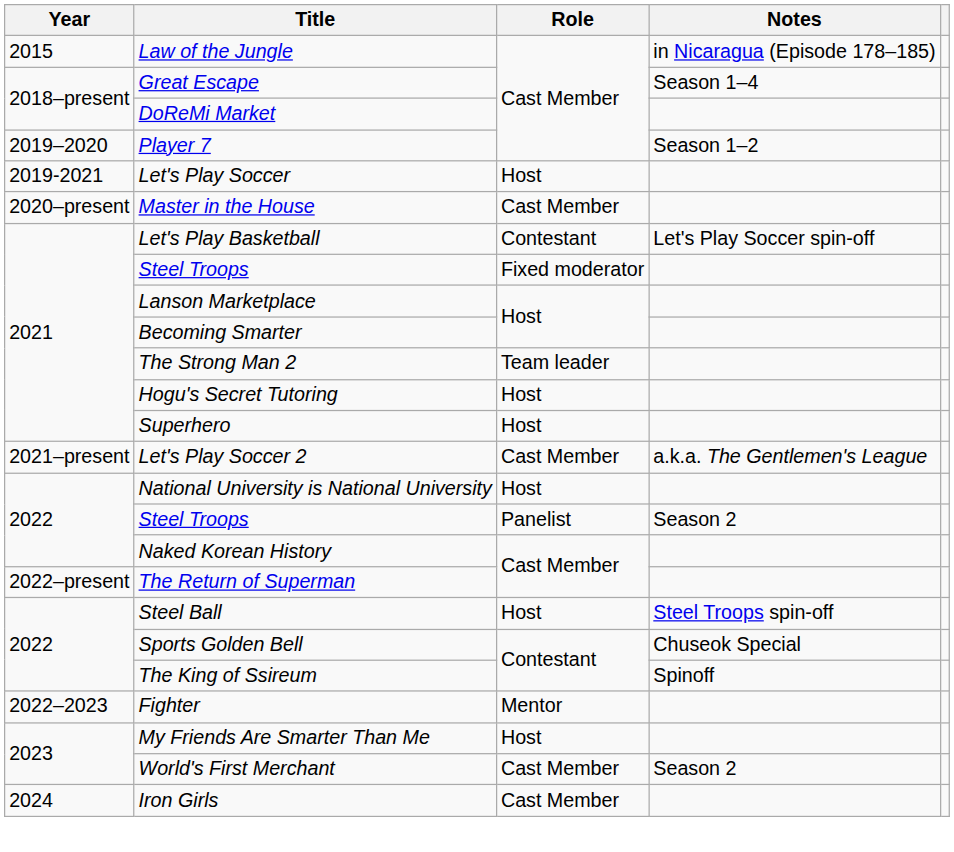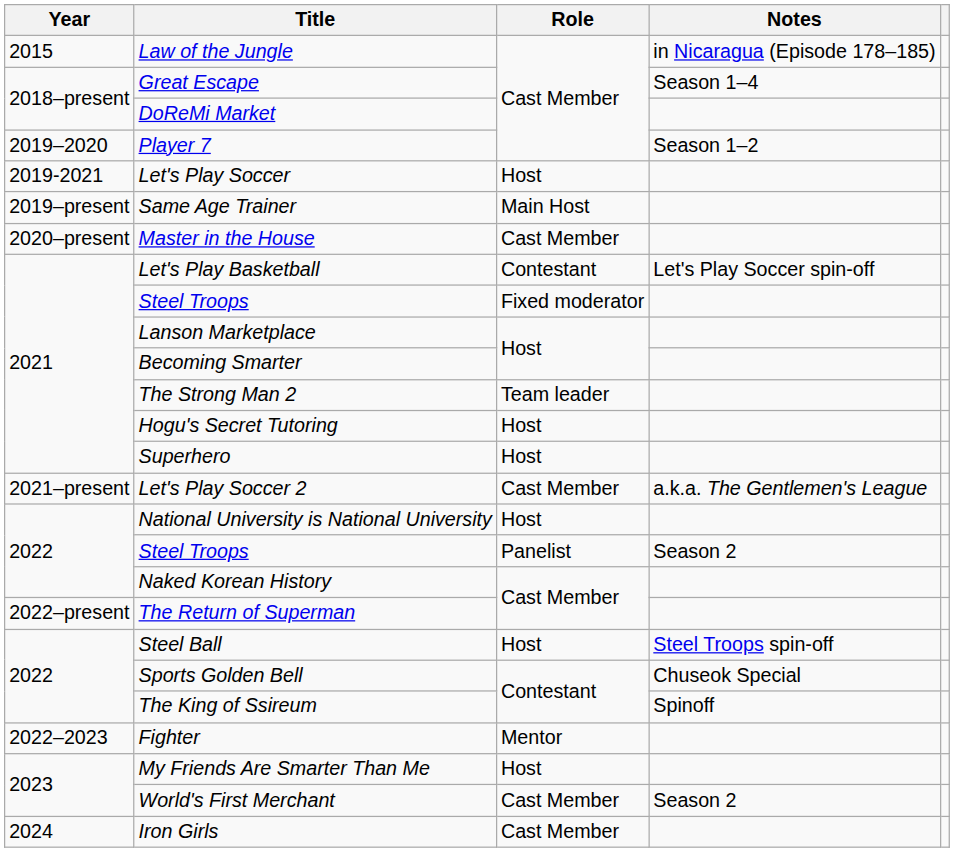+ row: (69, 207)
